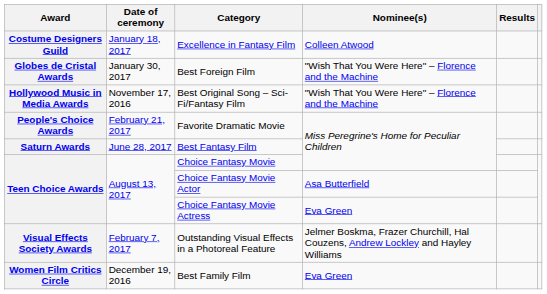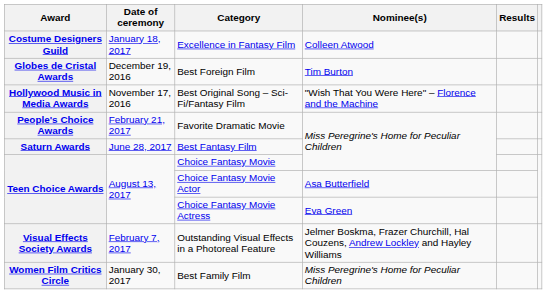(135, 71) January 30, 2017 -> (140, 71) December 19, 2016
(390, 71) "Wish That You Were Here" – Florence and the Machine -> (329, 71) Tim Burton
(140, 275) December 19, 2016 -> (135, 275) January 30, 2017
(328, 275) Eva Green -> (382, 275) Miss Peregrine's Home for Peculiar Children
